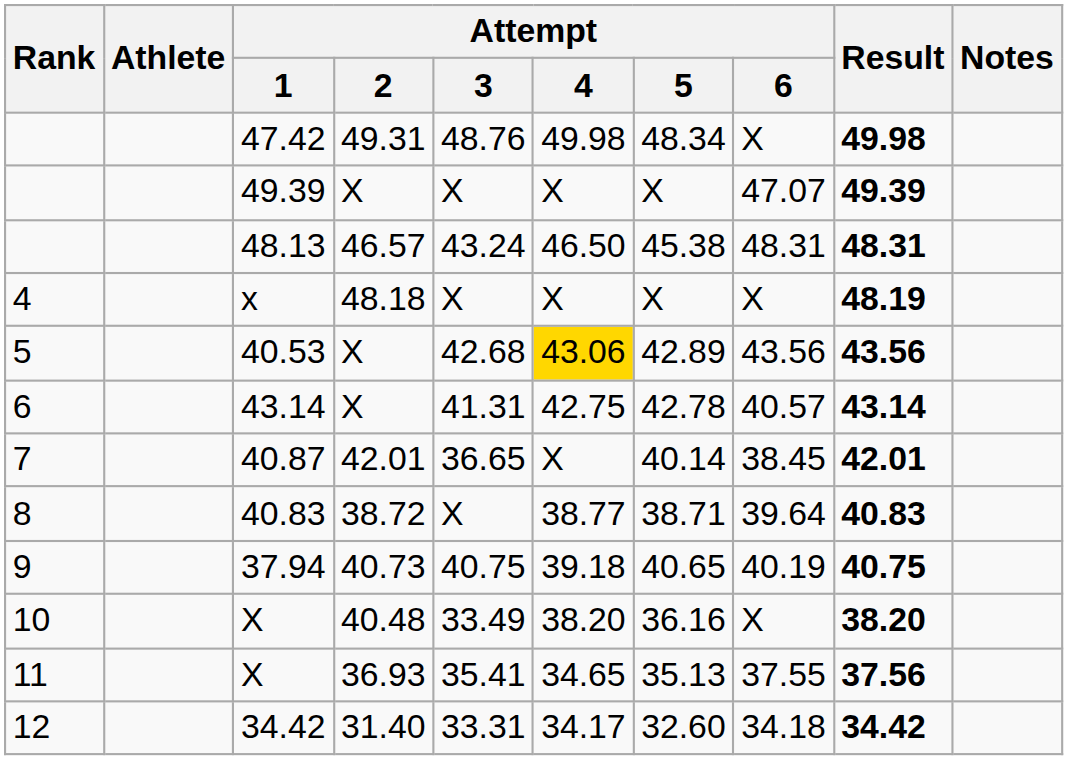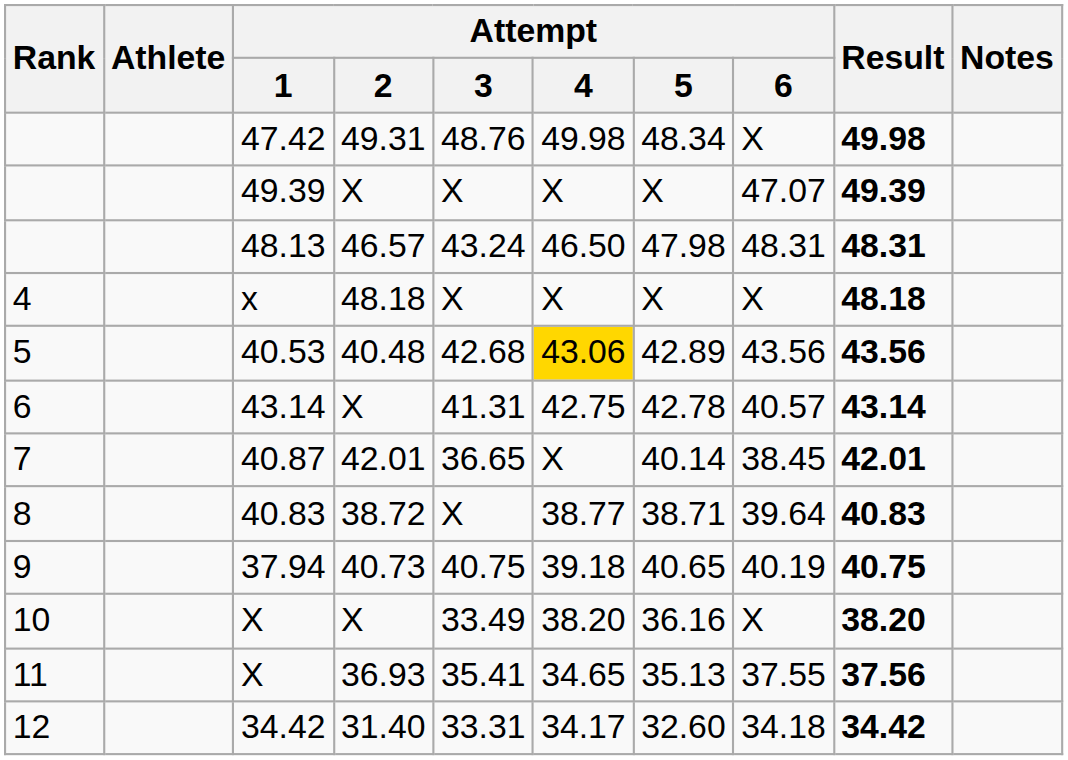(683, 245) 45.38 -> (683, 245) 47.98
(884, 298) 48.19 -> (884, 298) 48.18
(352, 352) X -> (383, 352) 40.48
(383, 620) 40.48 -> (352, 620) X
